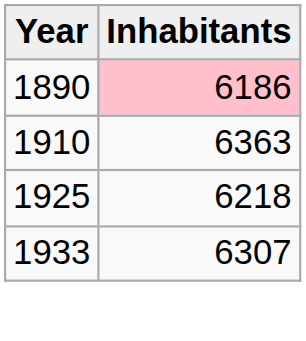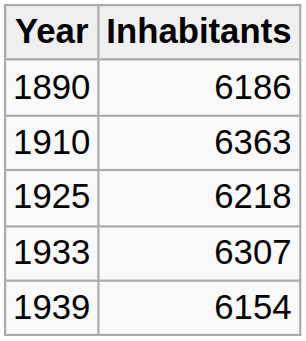(253, 87) pink background -> (253, 87) no background
+ row: (52, 307)
